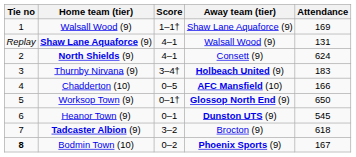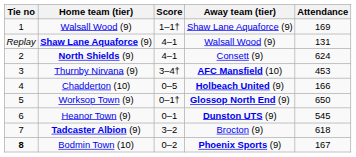(240, 71) Holbeach United (9) -> (240, 71) AFC Mansfield (10)
(323, 71) 183 -> (323, 71) 453
(240, 85) AFC Mansfield (10) -> (240, 85) Holbeach United (9)
